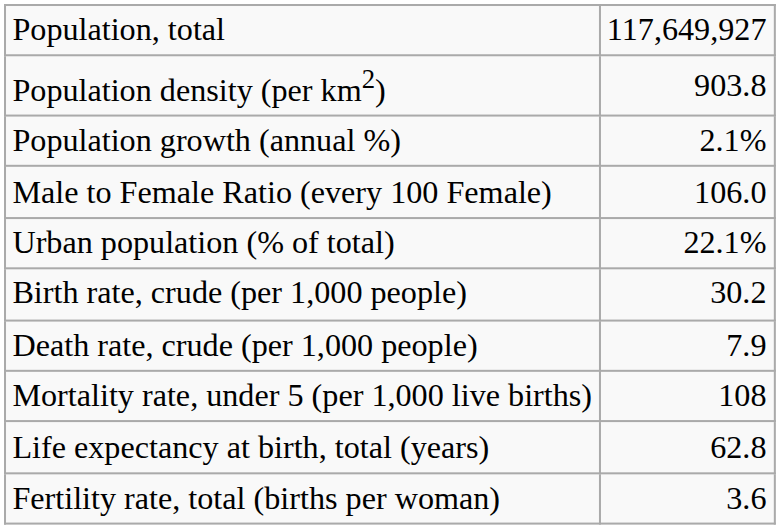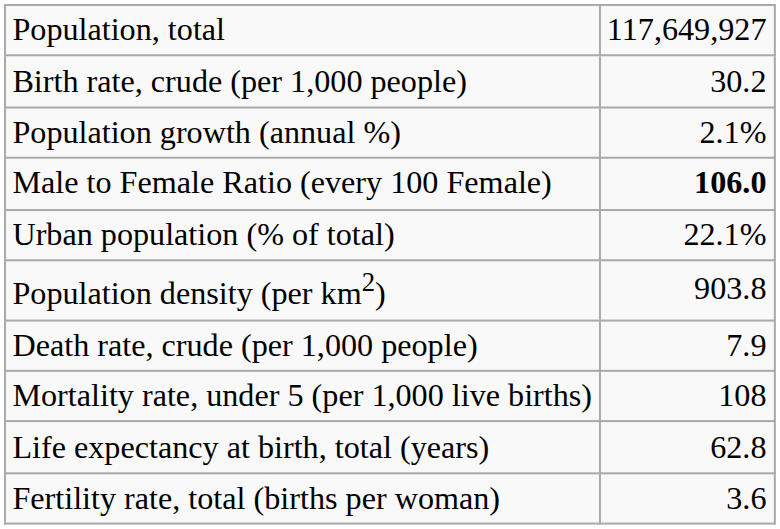rows swapped: (199, 85) <-> (240, 293)
(730, 191) normal -> (730, 183) bold
